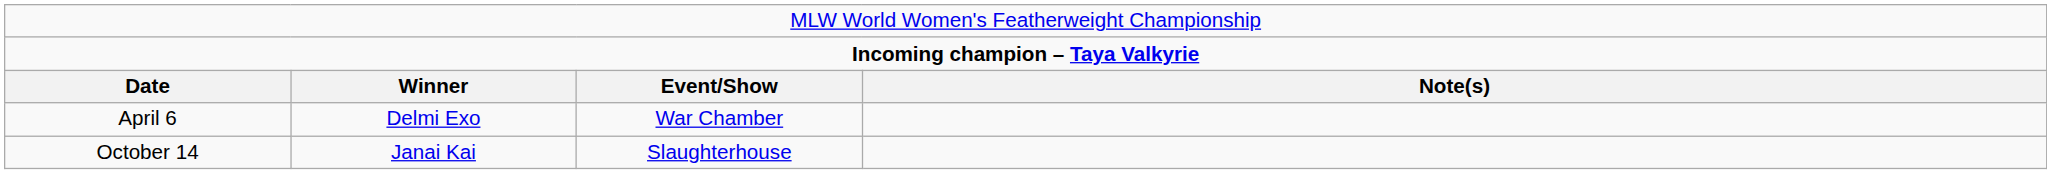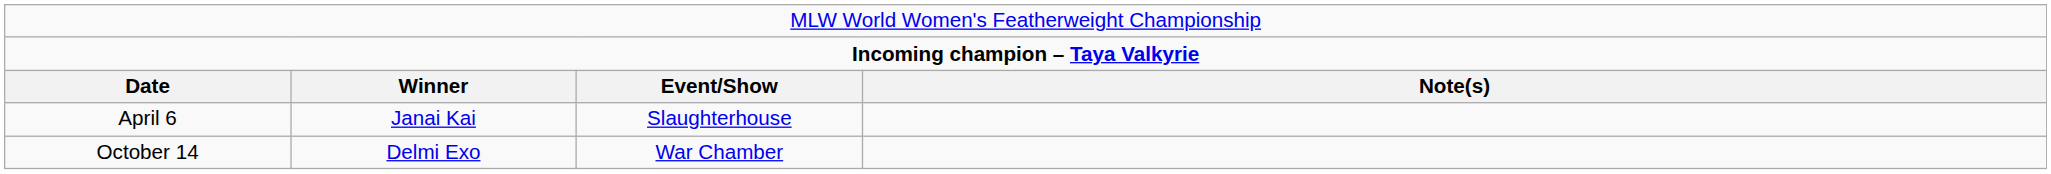(433, 119) Delmi Exo -> (433, 119) Janai Kai
(719, 119) War Chamber -> (719, 119) Slaughterhouse
(433, 151) Janai Kai -> (433, 151) Delmi Exo
(719, 151) Slaughterhouse -> (719, 151) War Chamber
